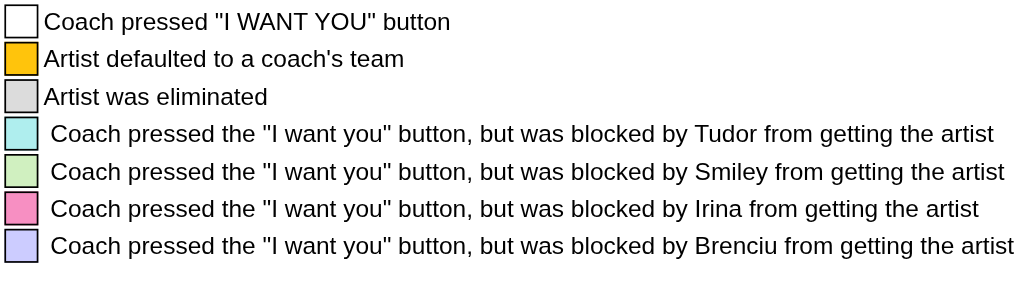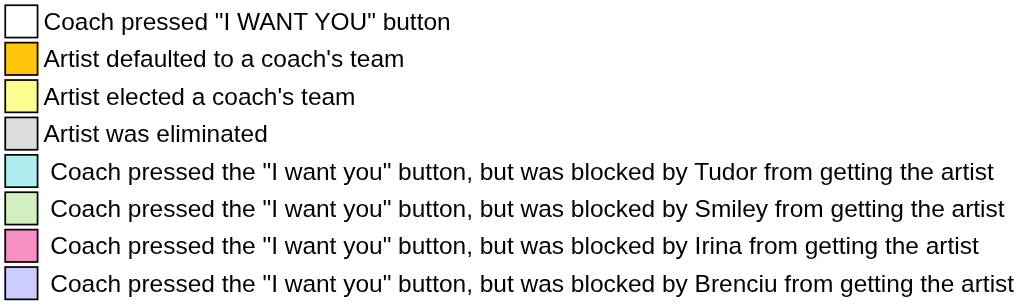+ row: (200, 96)
